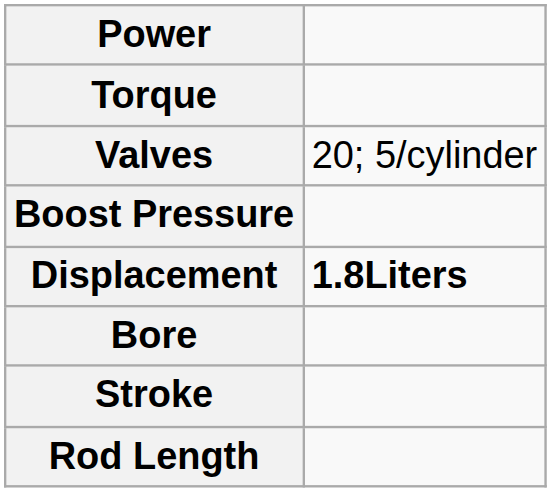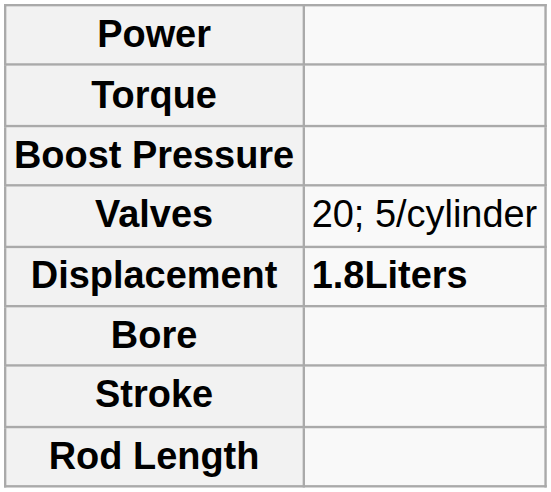rows swapped: (154, 214) <-> (154, 154)
